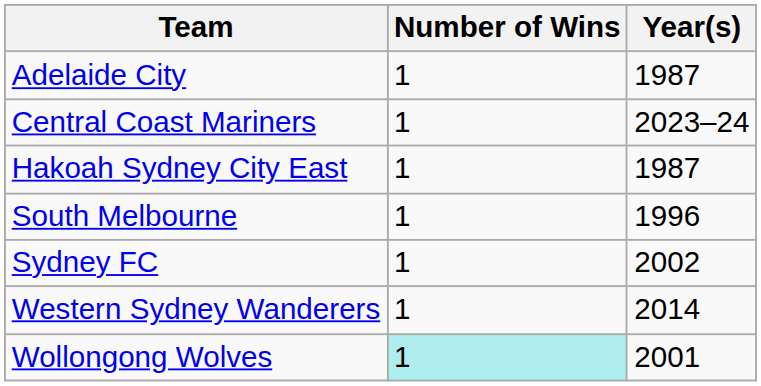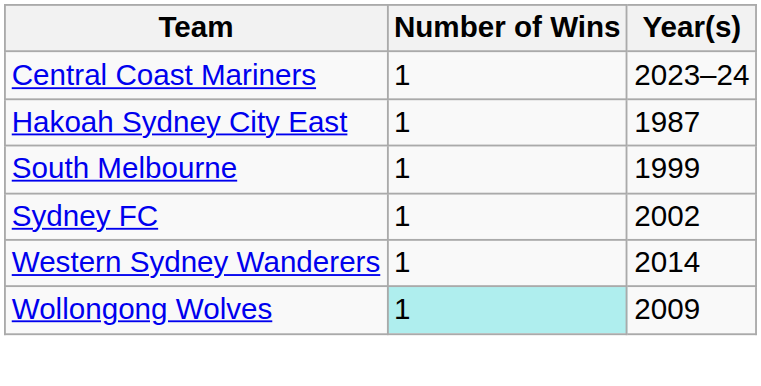- row: (99, 74)
(667, 215) 1996 -> (667, 168) 1999
(667, 356) 2001 -> (667, 309) 2009
